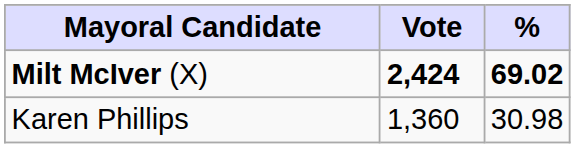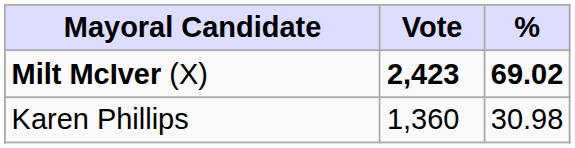(423, 73) 2,424 -> (423, 73) 2,423
